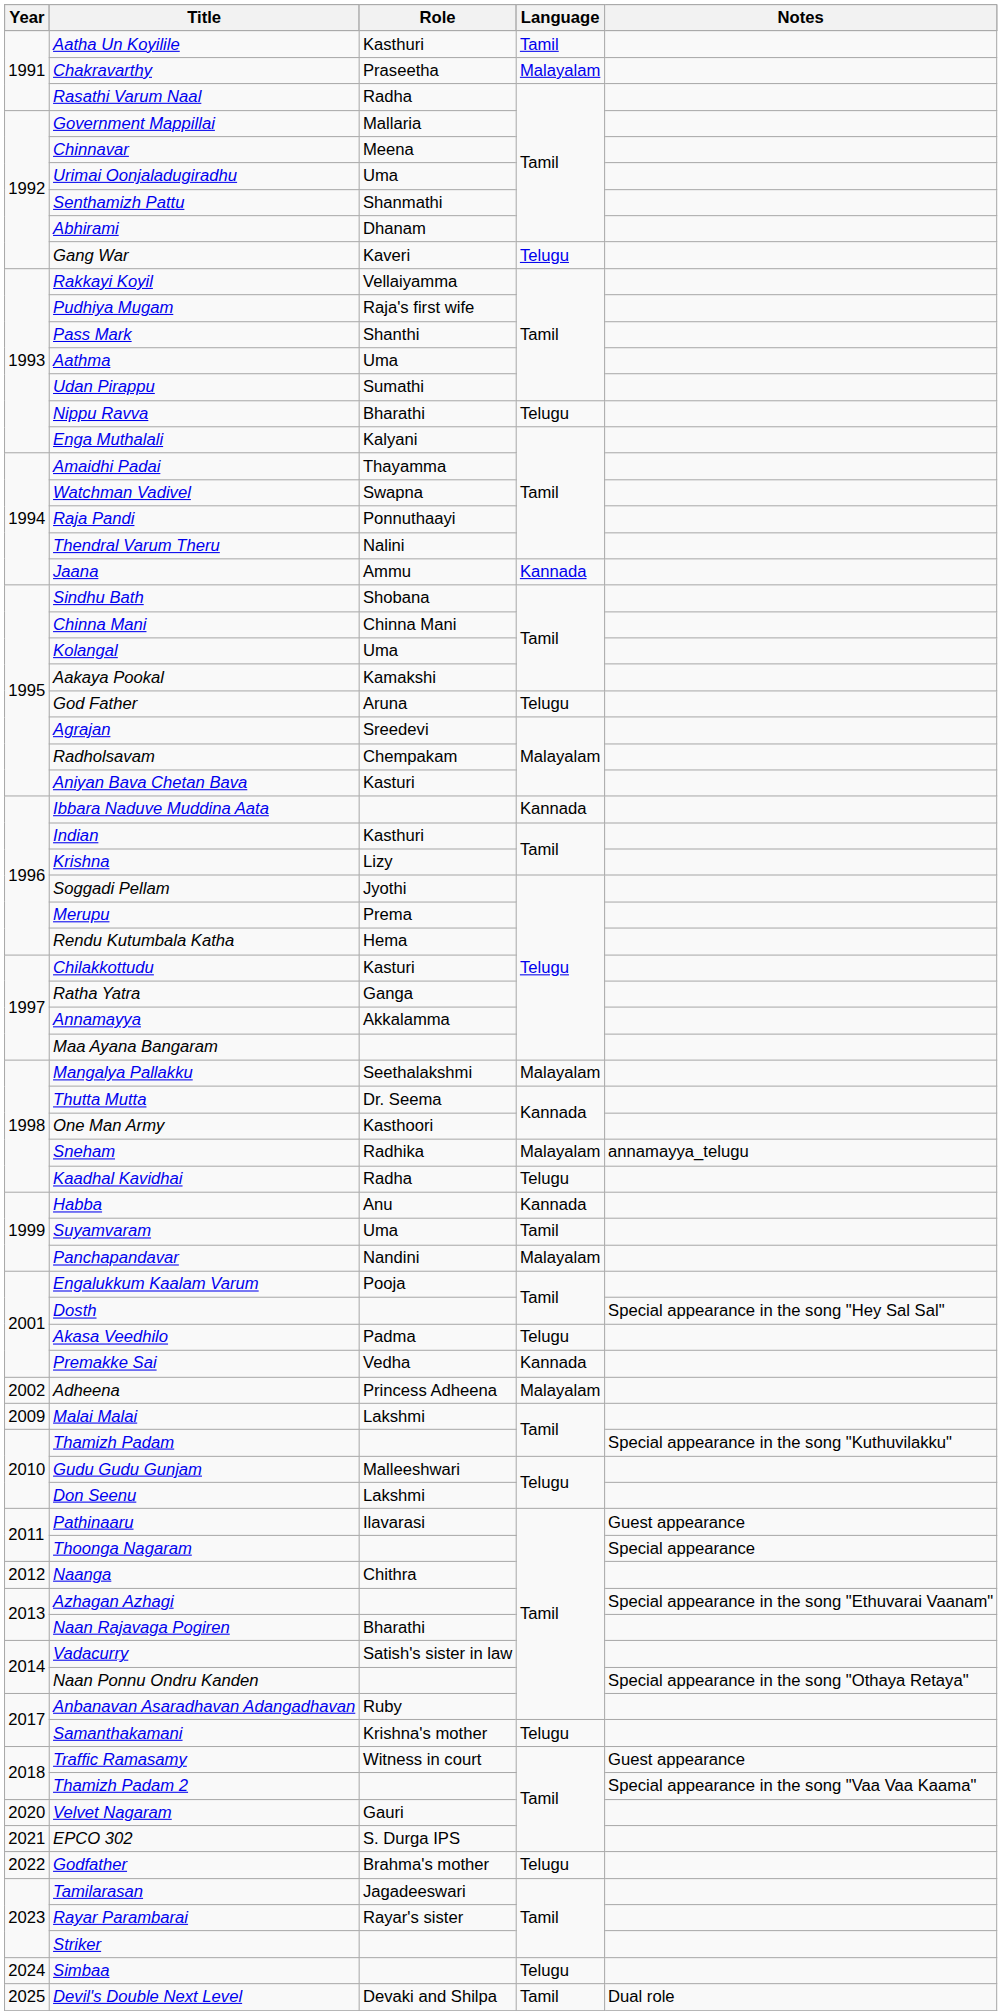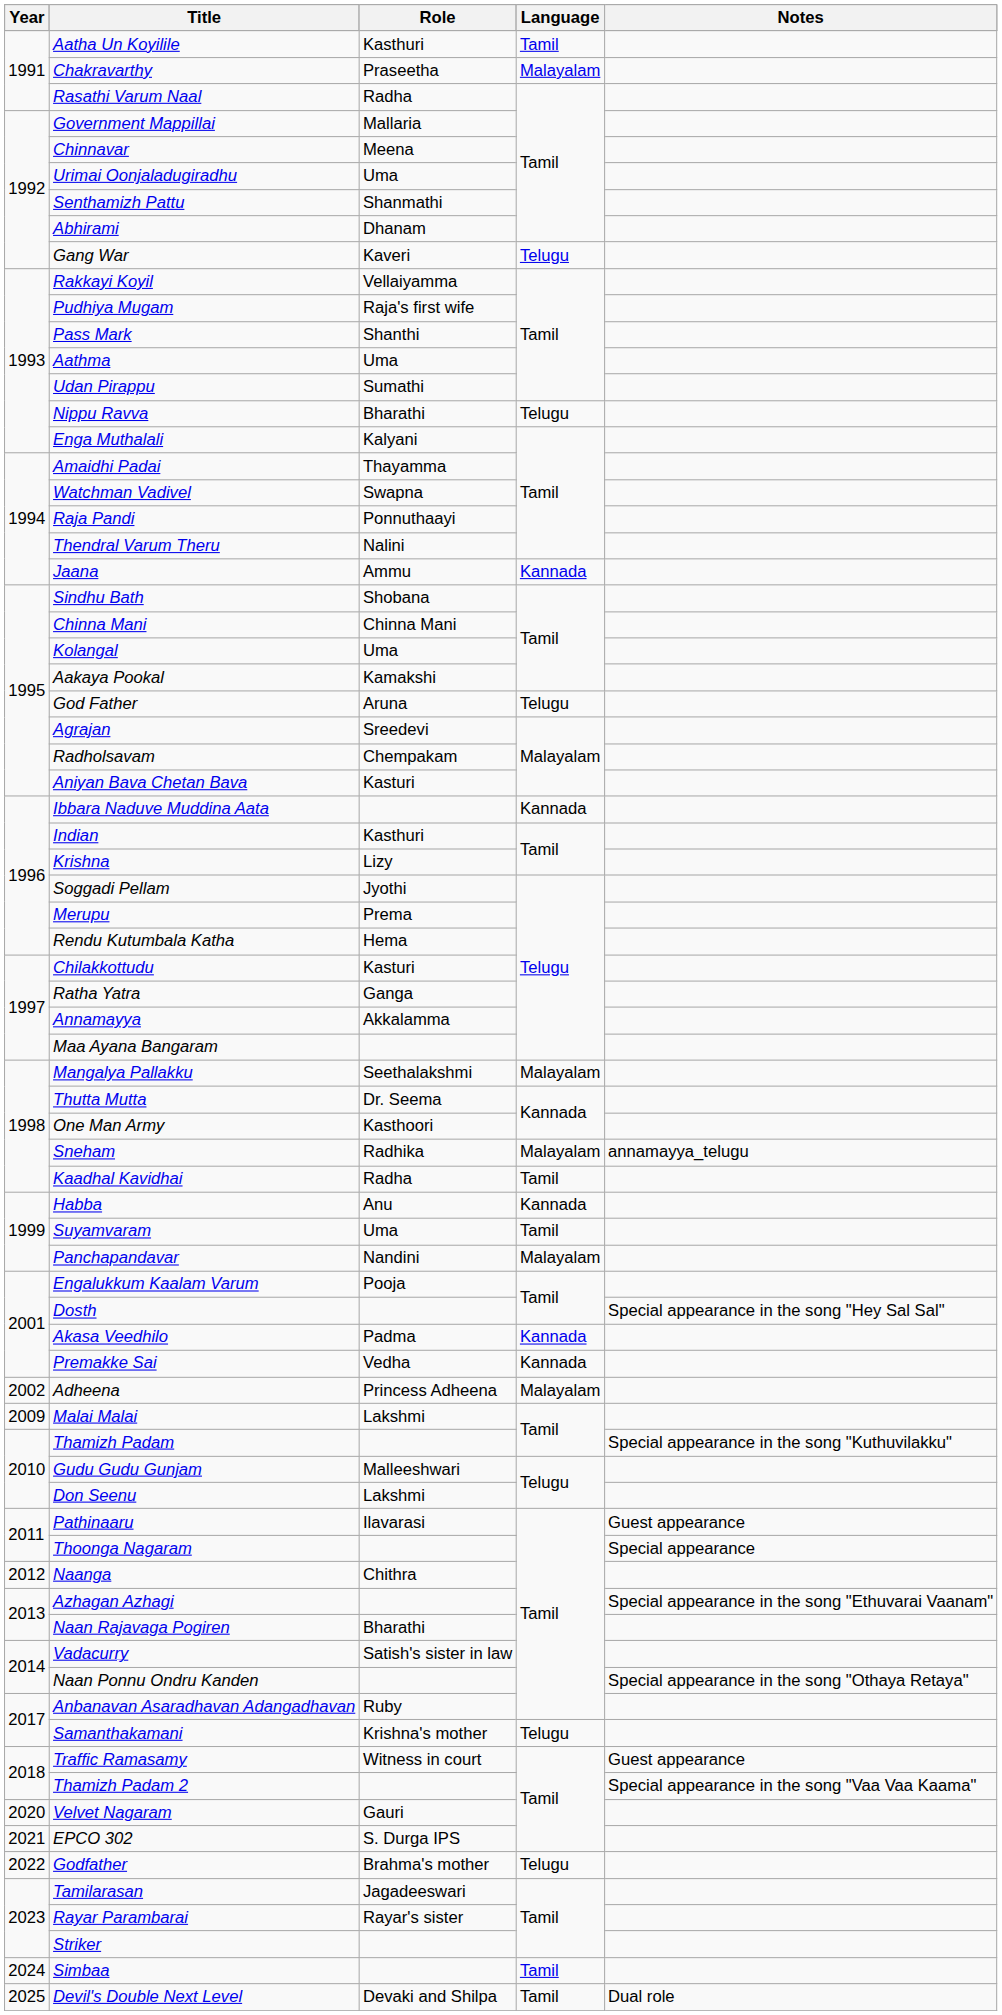(544, 1178) Telugu -> (539, 1178) Tamil
(544, 1337) Telugu -> (553, 1337) Kannada
(544, 1970) Telugu -> (539, 1970) Tamil
